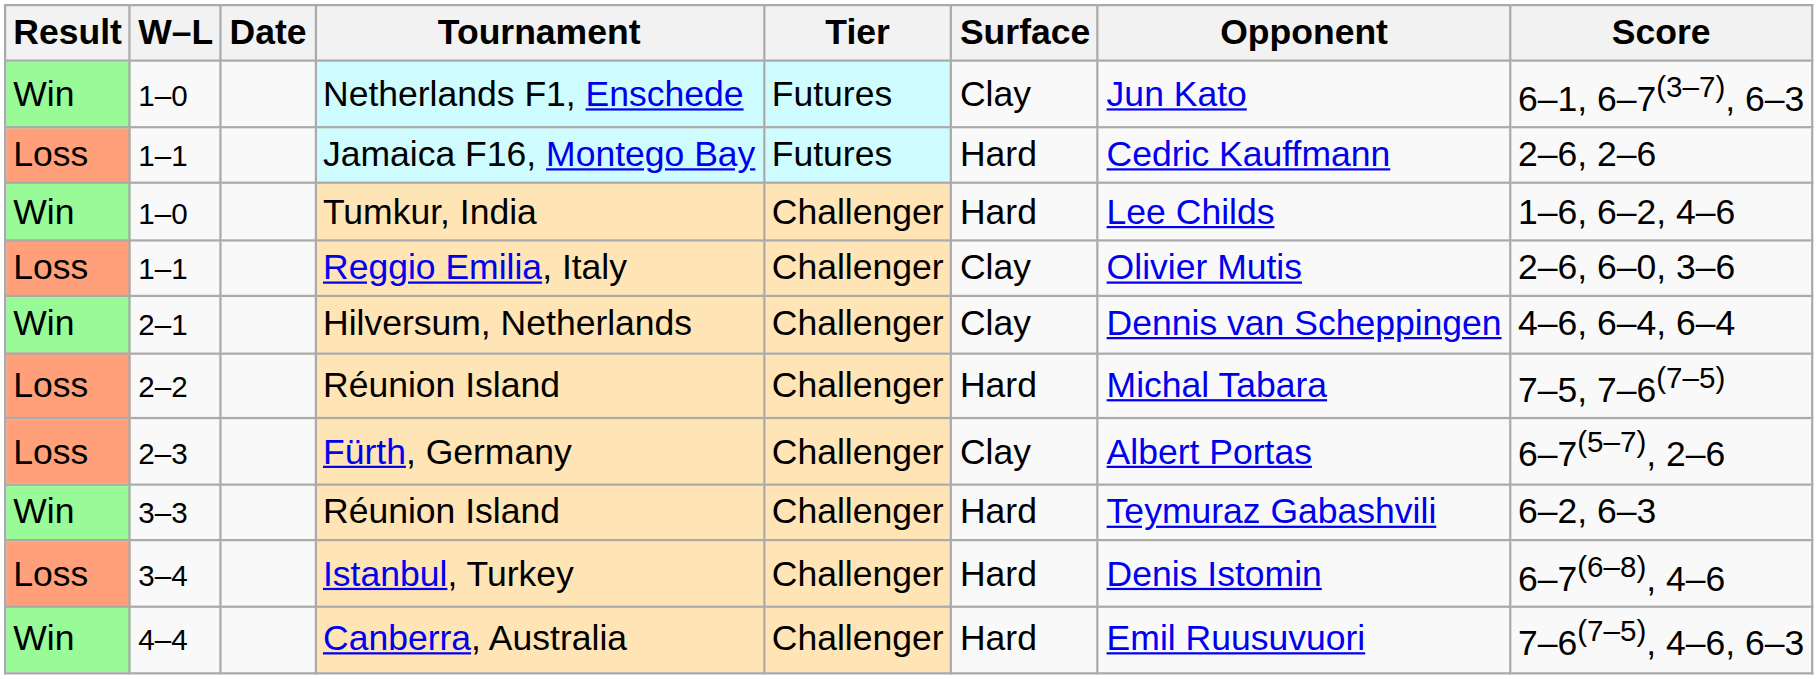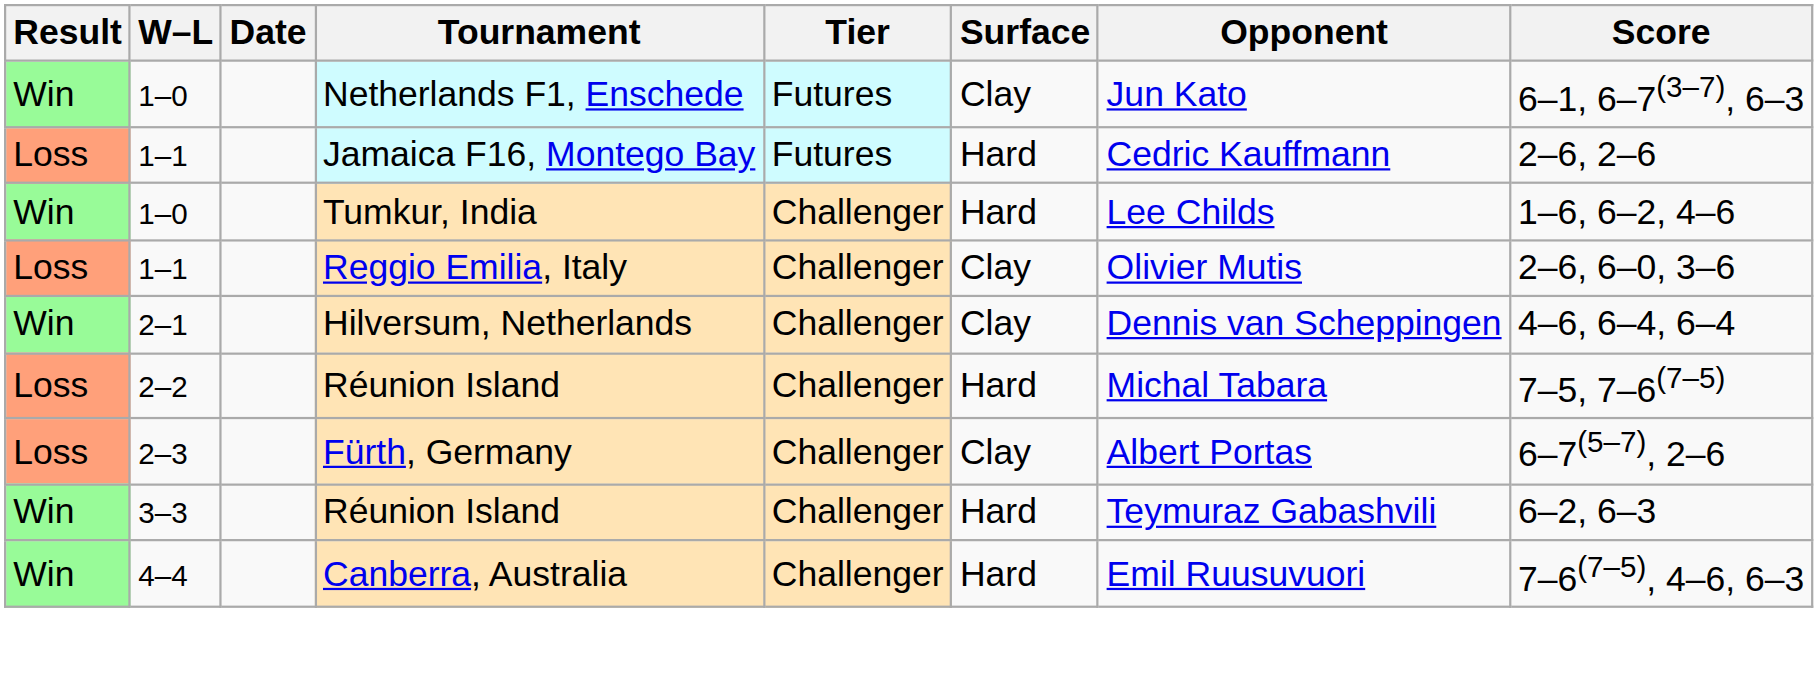- row: (163, 575)
